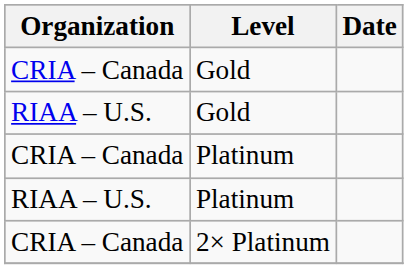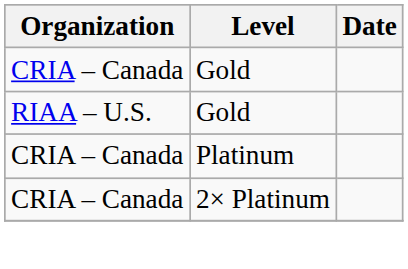- row: (81, 198)
